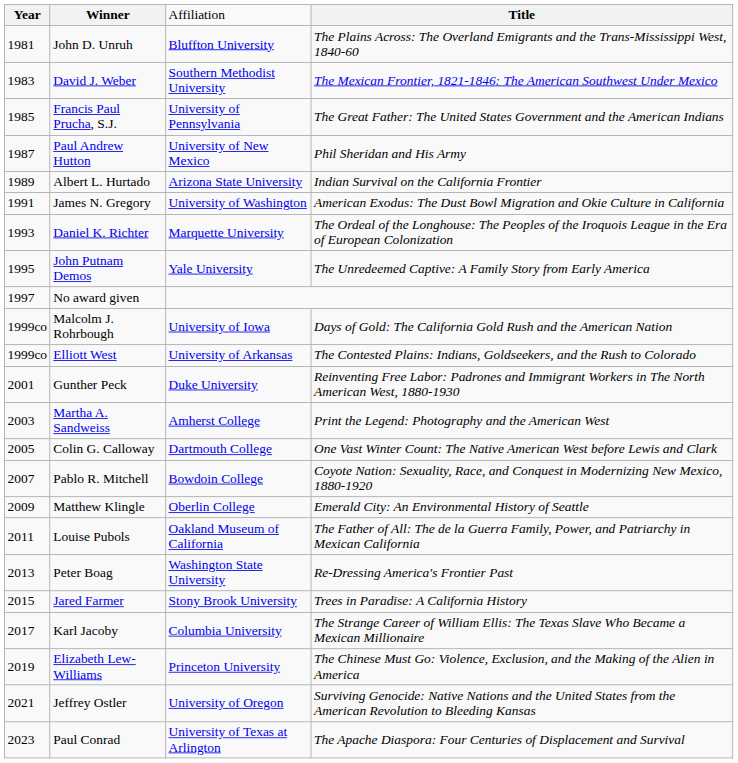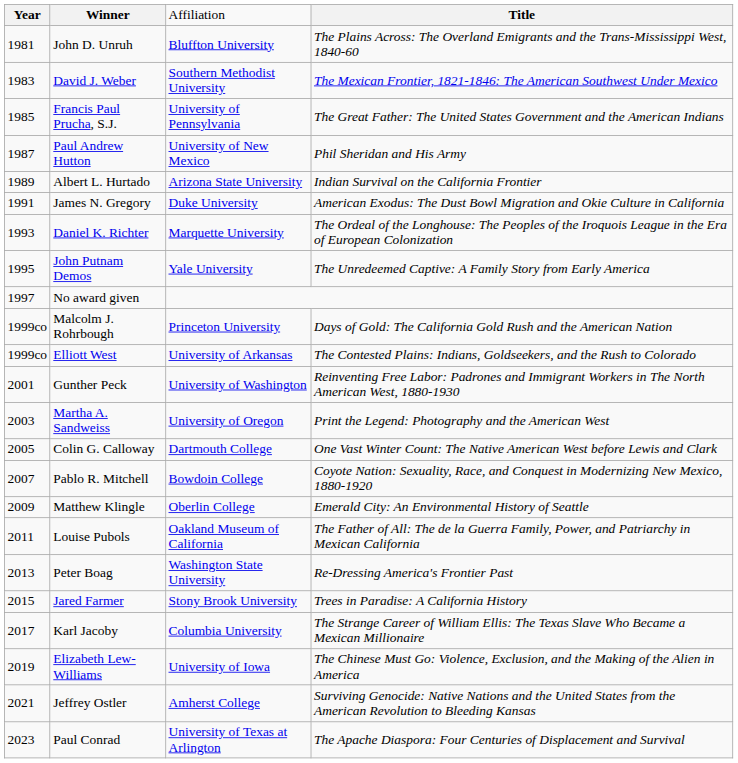(238, 203) University of Washington -> (213, 203) Duke University
(219, 326) University of Iowa -> (224, 326) Princeton University
(213, 384) Duke University -> (238, 384) University of Washington
(214, 420) Amherst College -> (226, 420) University of Oregon
(224, 666) Princeton University -> (219, 666) University of Iowa
(226, 703) University of Oregon -> (214, 703) Amherst College
